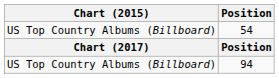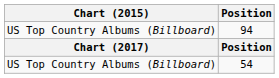rows swapped: (247, 30) <-> (247, 64)
